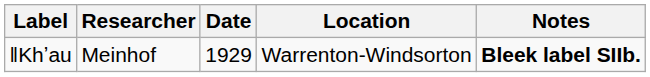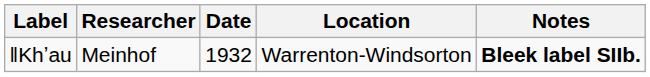(229, 54) 1929 -> (229, 54) 1932
